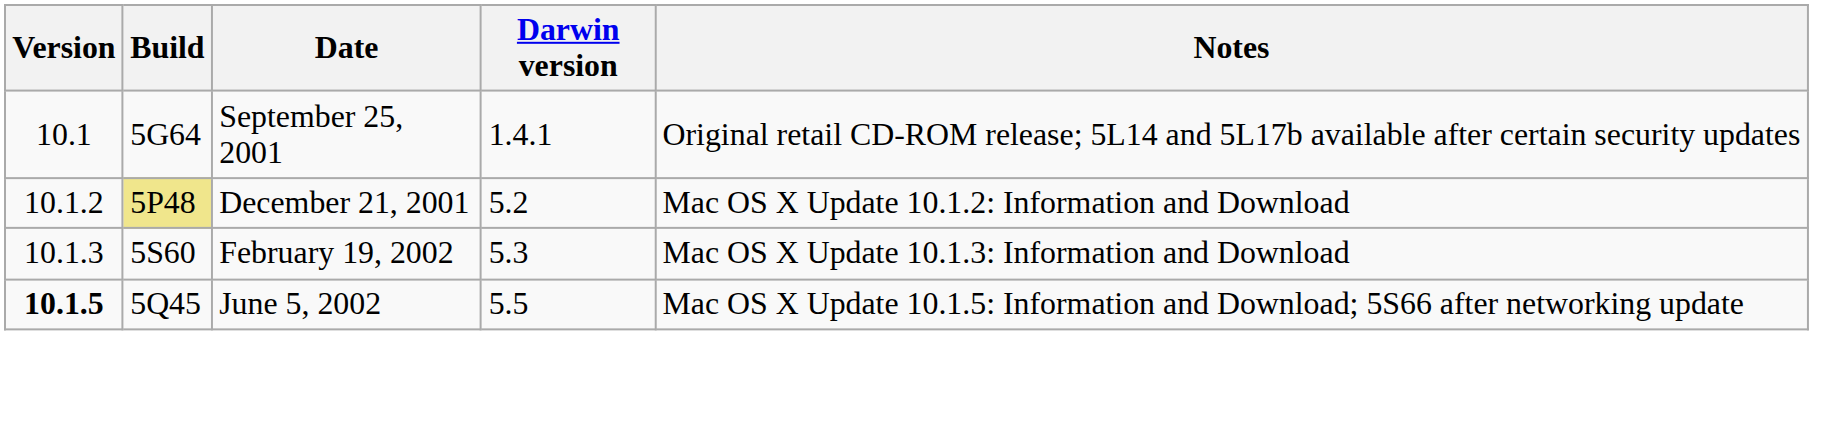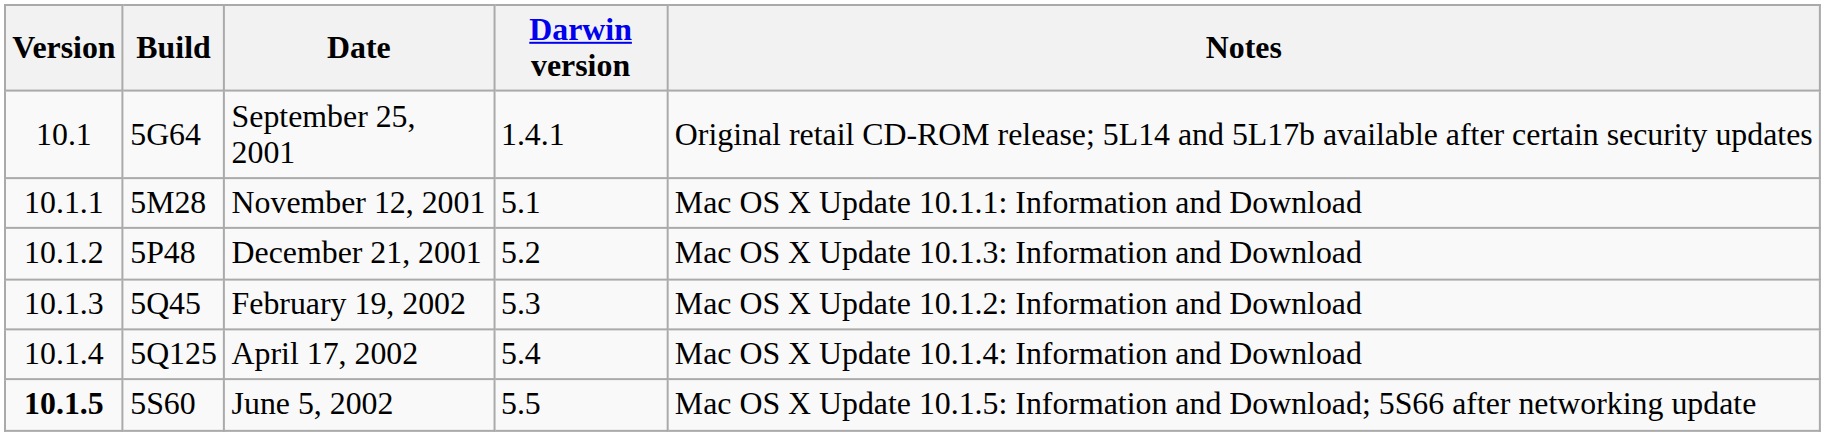+ row: (358, 202)
(163, 202) khaki background -> (163, 252) no background
(1006, 202) Mac OS X Update 10.1.2: Information and Download -> (1018, 252) Mac OS X Update 10.1.3: Information and Download
(163, 252) 5S60 -> (166, 303) 5Q45
(1006, 252) Mac OS X Update 10.1.3: Information and Download -> (1018, 303) Mac OS X Update 10.1.2: Information and Download
+ row: (325, 353)
(166, 303) 5Q45 -> (163, 404) 5S60
